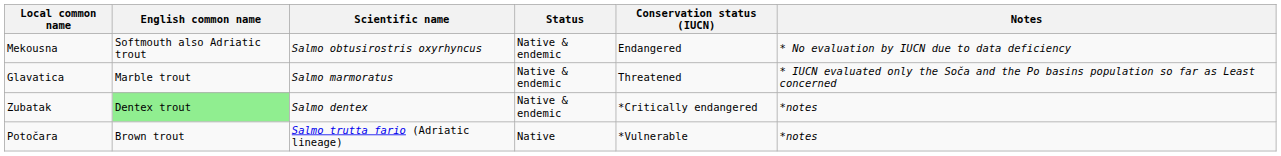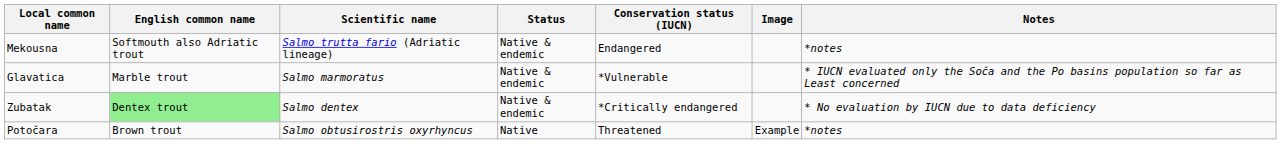+ column: (777, 19)
(387, 48) Salmo obtusirostris oxyrhyncus -> (371, 48) Salmo trutta fario (Adriatic lineage)
(925, 48) * No evaluation by IUCN due to data deficiency -> (823, 48) *notes
(650, 78) Threatened -> (633, 78) *Vulnerable
(799, 107) *notes -> (950, 107) * No evaluation by IUCN due to data deficiency
(381, 136) Salmo trutta fario (Adriatic lineage) -> (378, 130) Salmo obtusirostris oxyrhyncus
(653, 136) *Vulnerable -> (630, 130) Threatened
